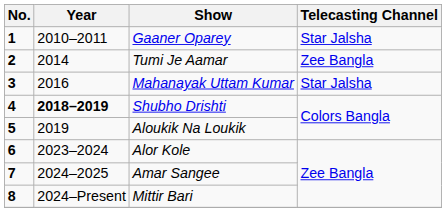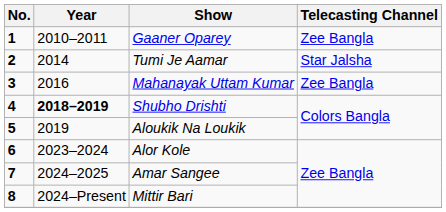(336, 38) Star Jalsha -> (337, 38) Zee Bangla
(337, 60) Zee Bangla -> (336, 60) Star Jalsha
(336, 83) Star Jalsha -> (337, 83) Zee Bangla
